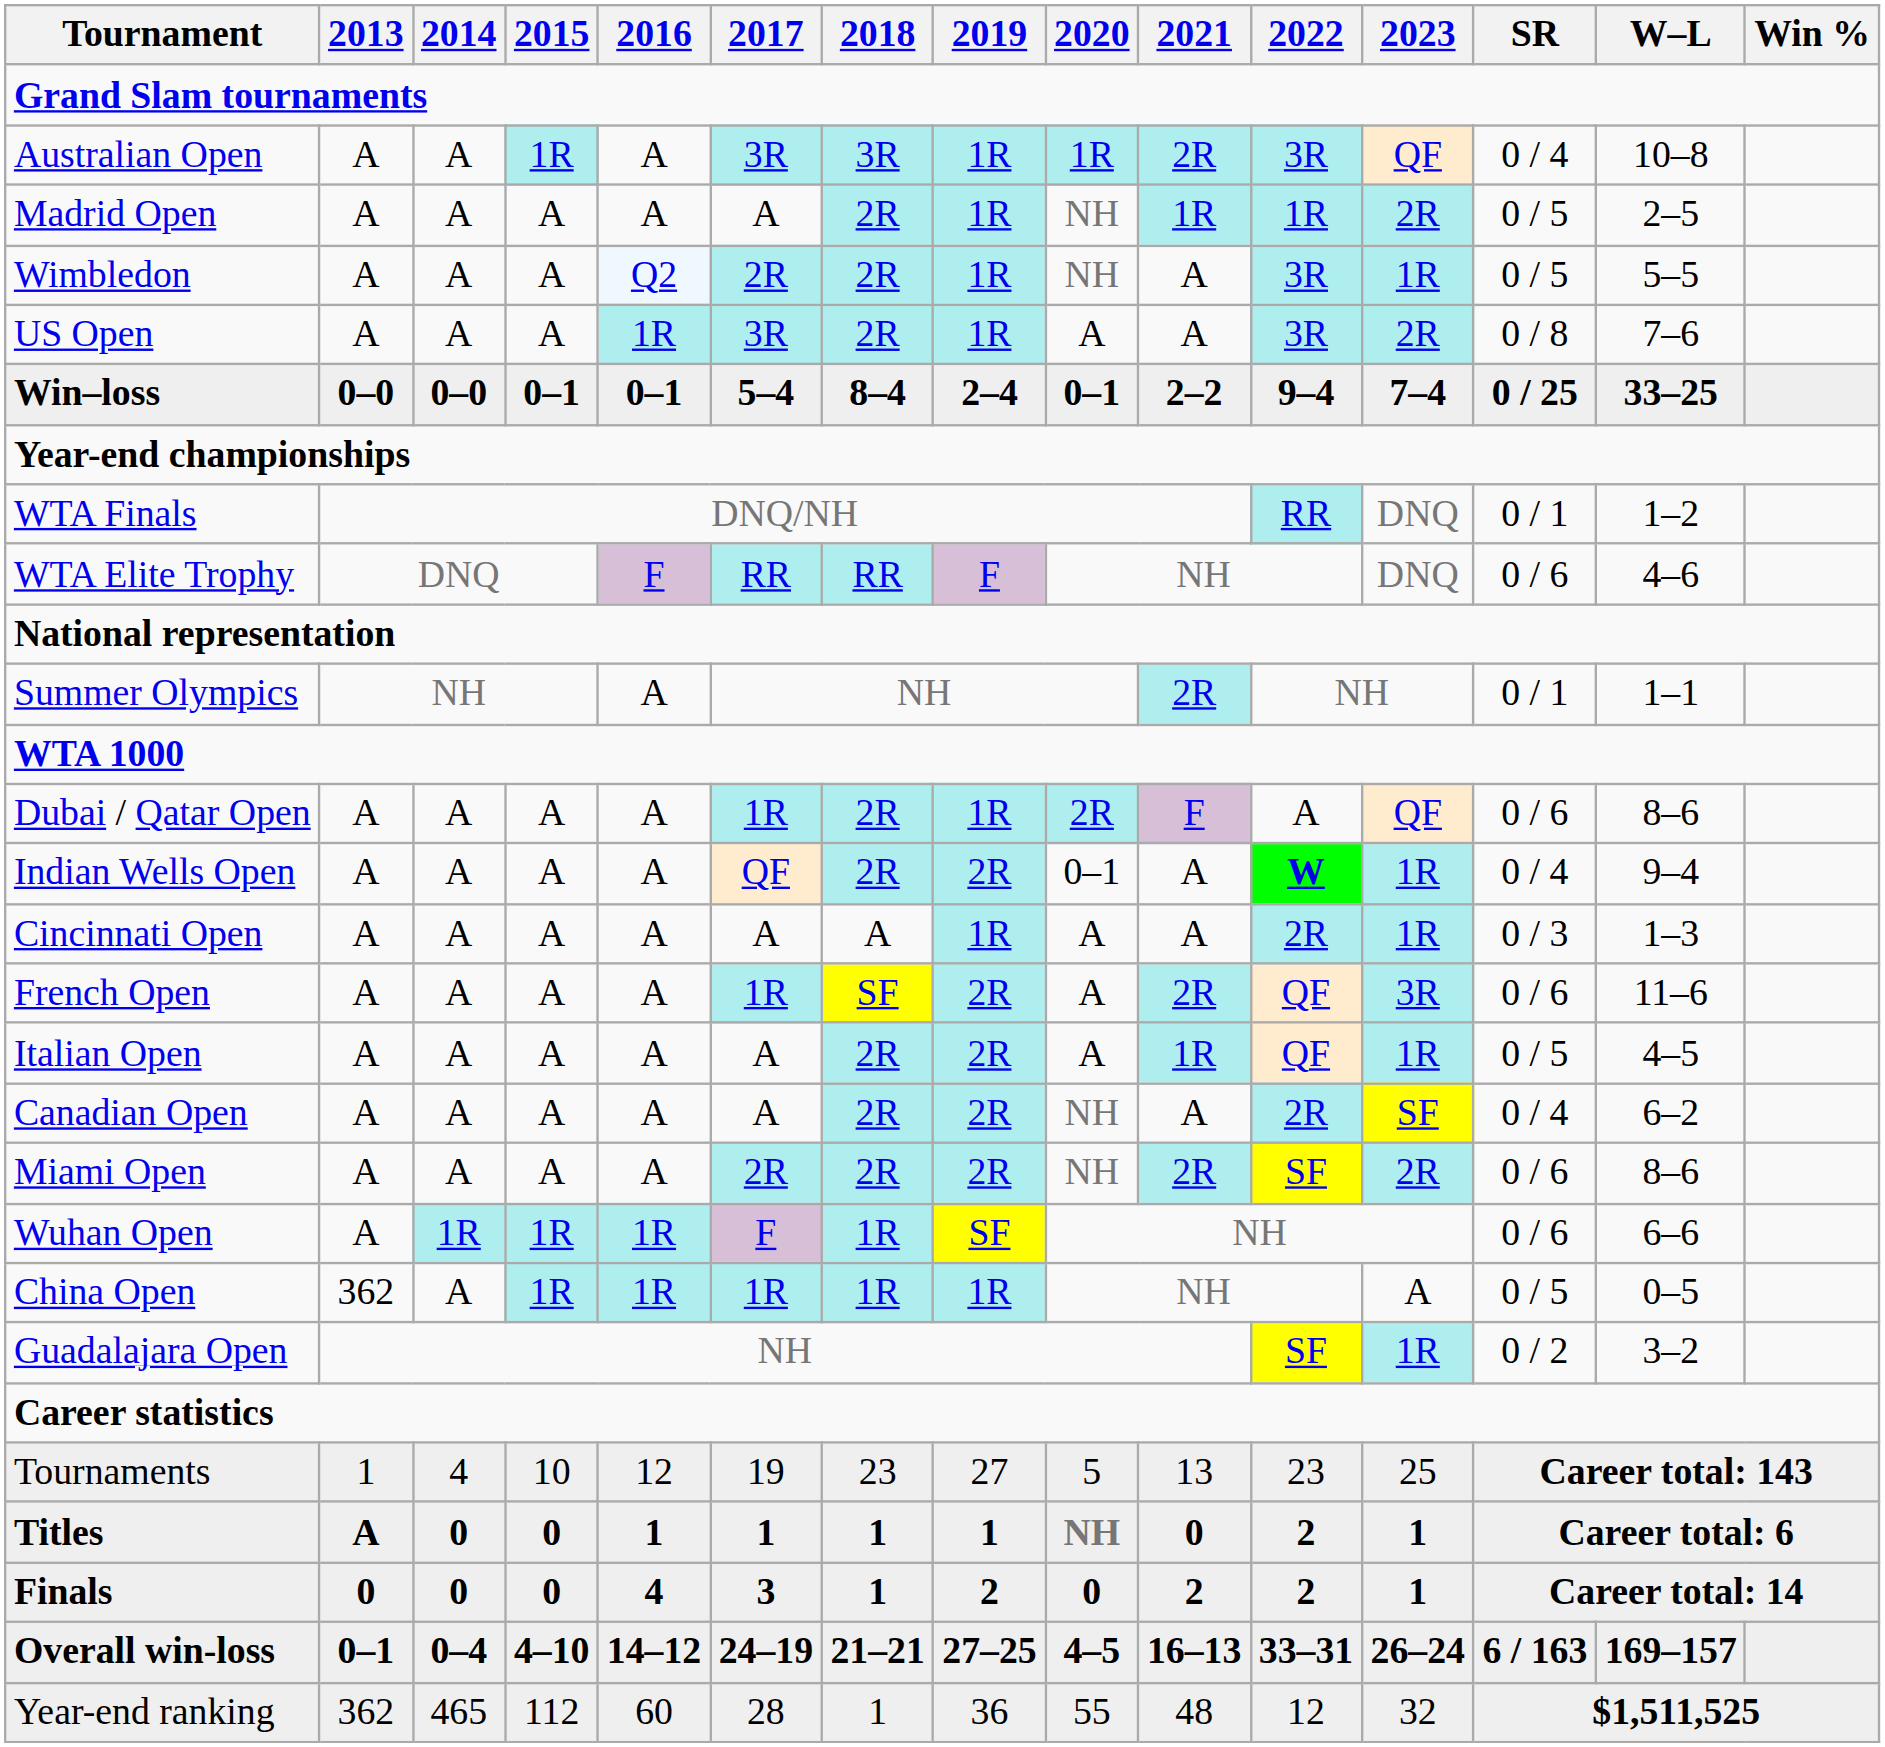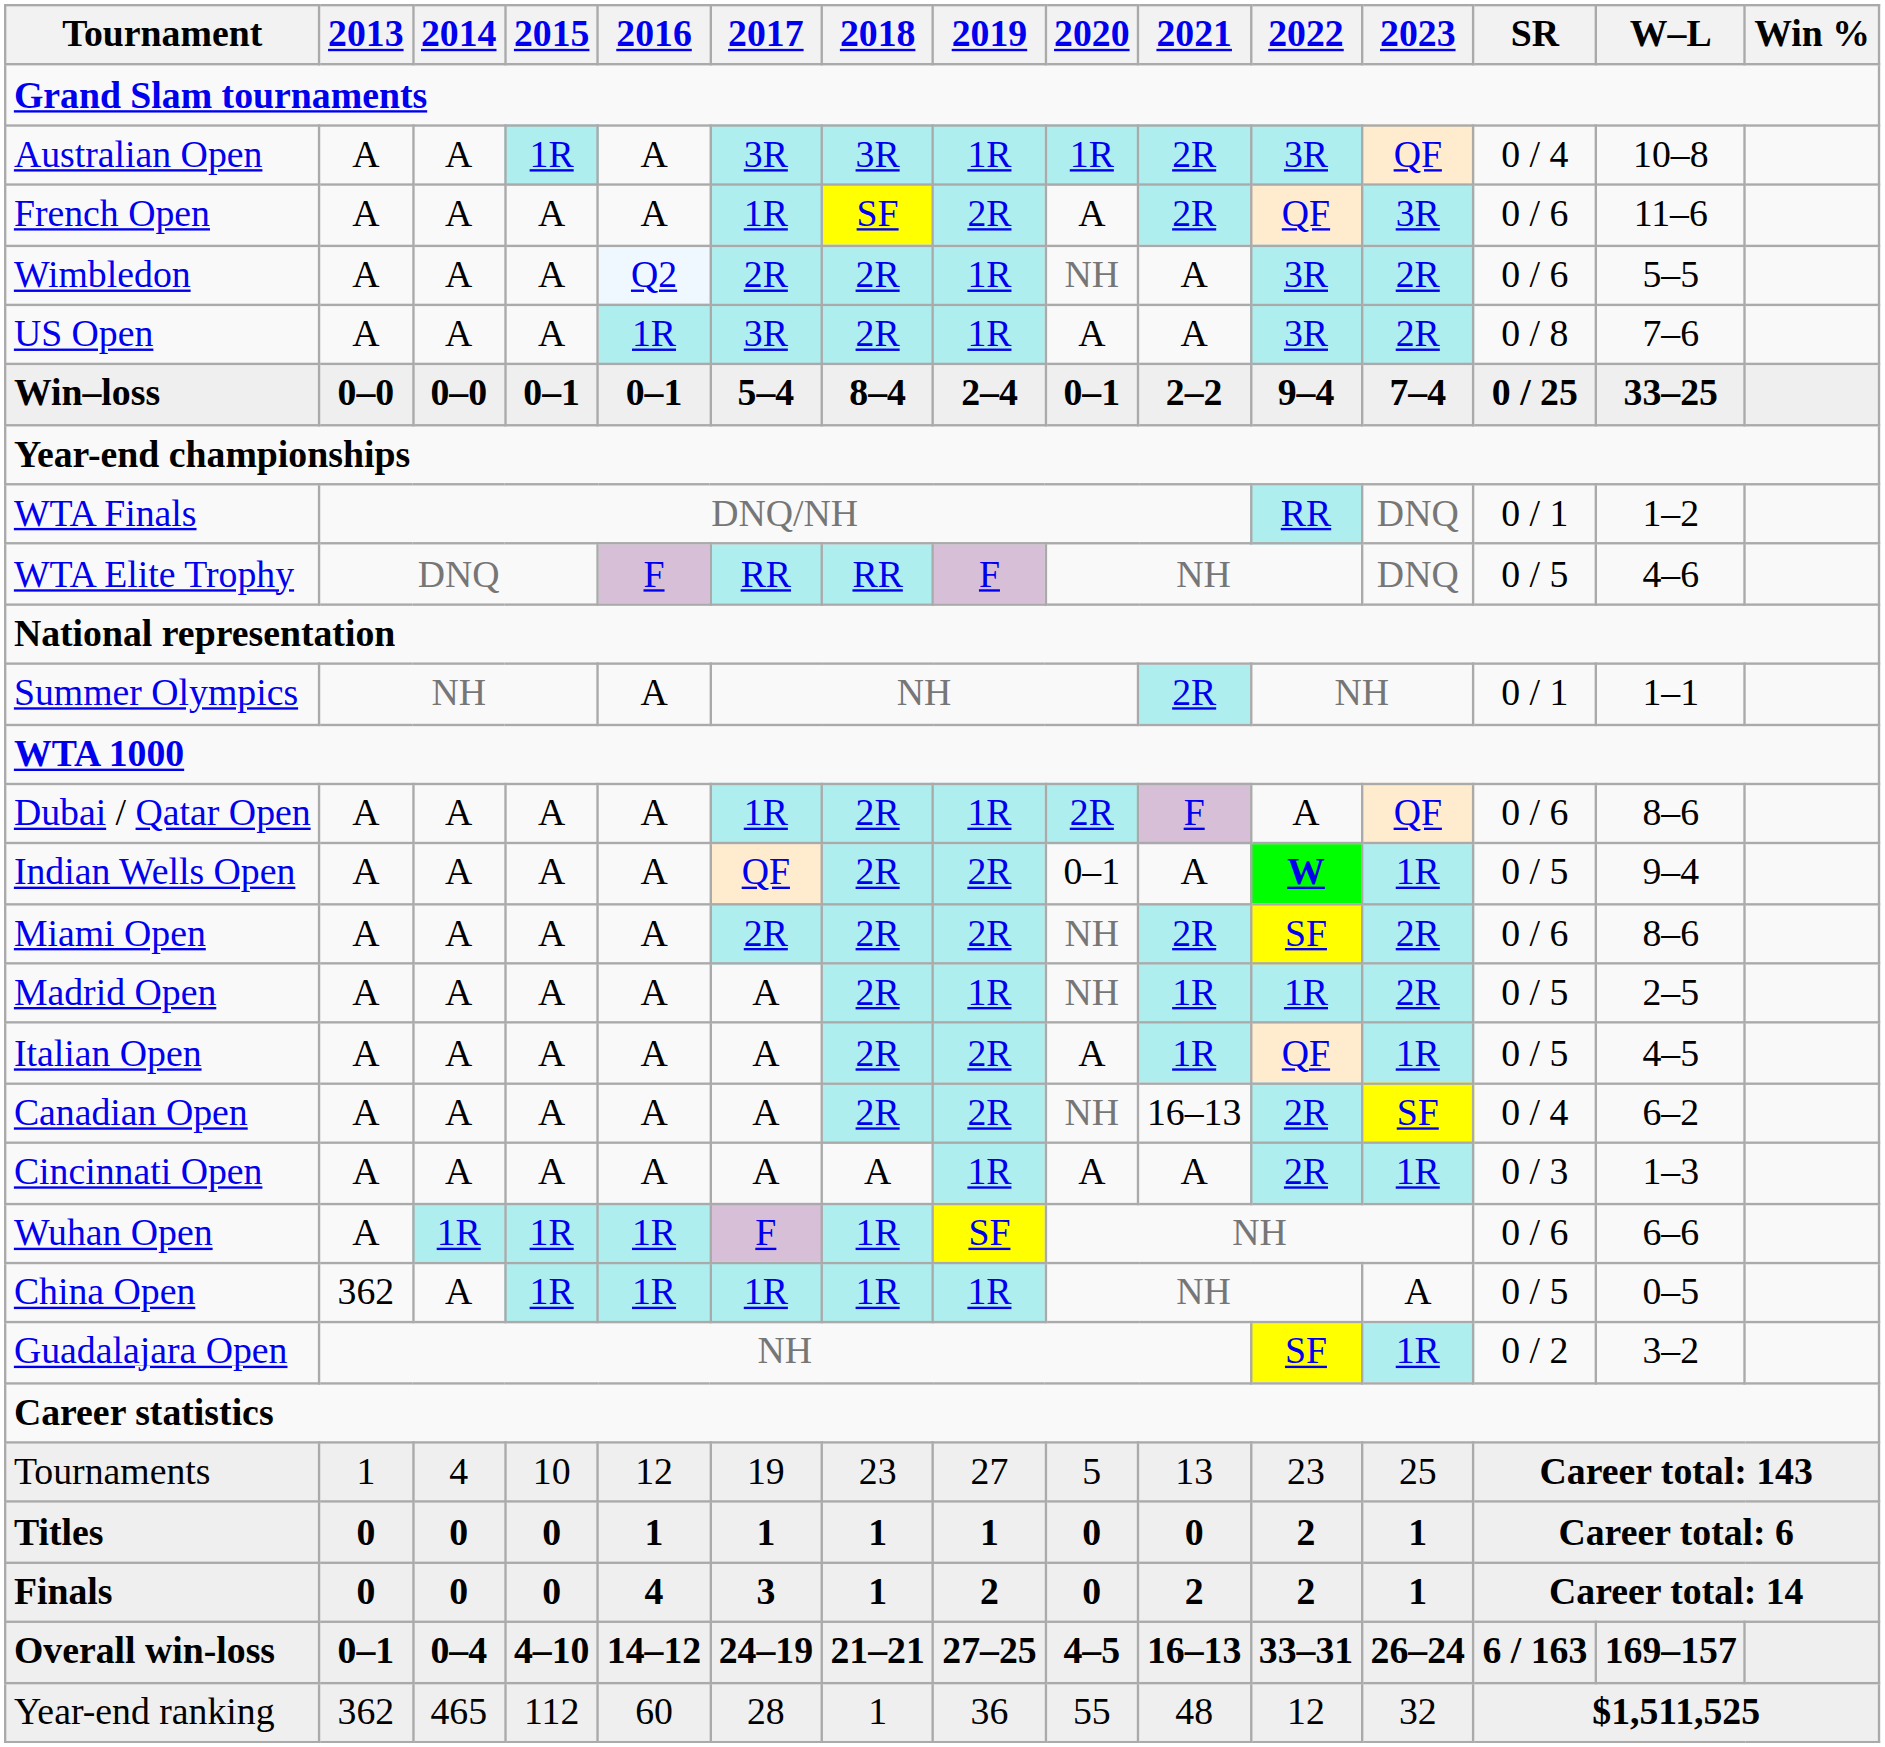rows swapped: (112, 992) <-> (115, 214)
(1418, 273) 1R -> (1418, 273) 2R
(1535, 273) 0 / 5 -> (1535, 273) 0 / 6
(1535, 573) 0 / 6 -> (1535, 573) 0 / 5
(1535, 872) 0 / 4 -> (1535, 872) 0 / 5
rows swapped: (110, 1172) <-> (138, 932)
(1194, 1112) A -> (1194, 1112) 16–13
(366, 1531) A -> (366, 1531) 0
(1092, 1531) NH -> (1092, 1531) 0
